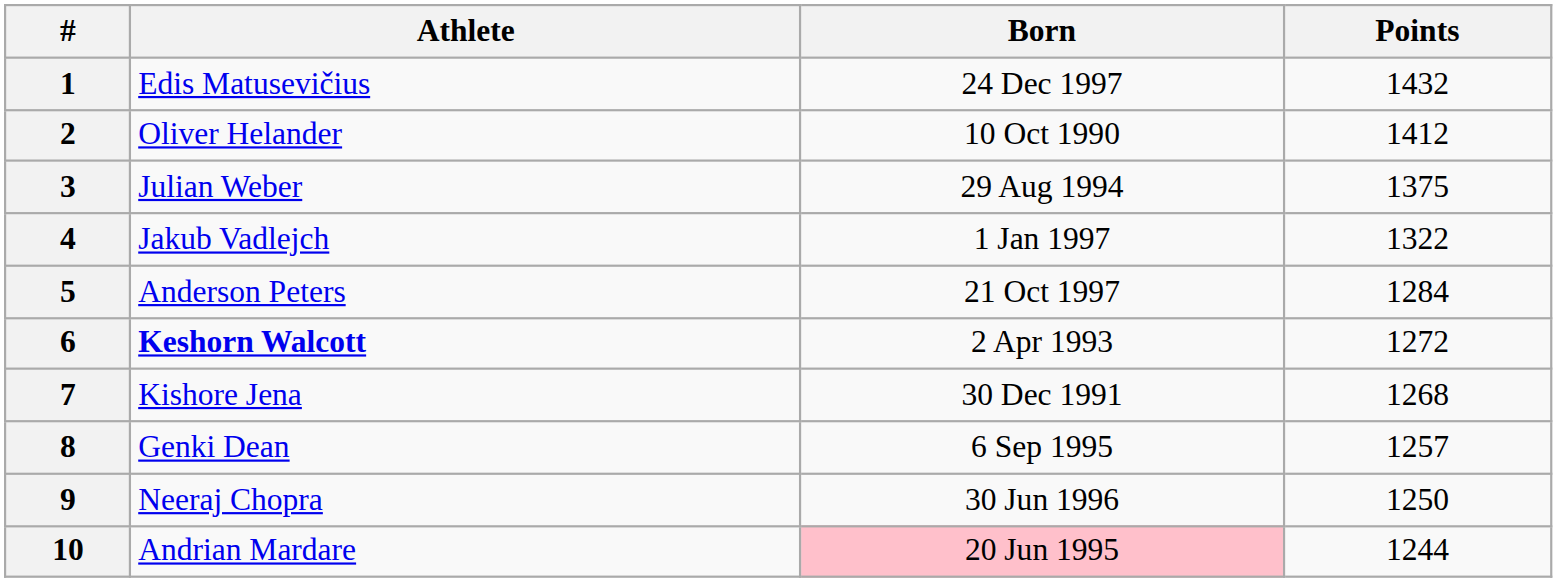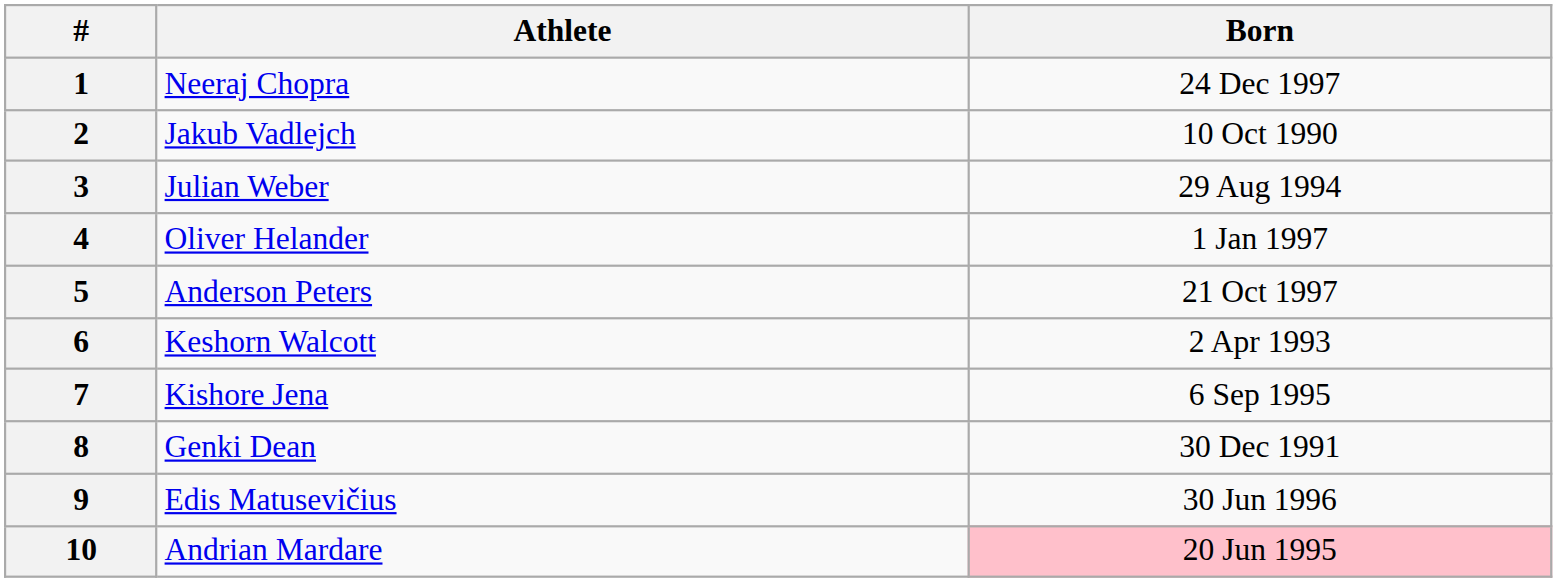- column: (1417, 30)
(254, 82) Edis Matusevičius -> (257, 82) Neeraj Chopra
(240, 134) Oliver Helander -> (260, 134) Jakub Vadlejch
(234, 238) Jakub Vadlejch -> (267, 238) Oliver Helander
(252, 342) bold -> (270, 342) normal
(1042, 394) 30 Dec 1991 -> (1260, 394) 6 Sep 1995
(1042, 446) 6 Sep 1995 -> (1260, 446) 30 Dec 1991
(231, 499) Neeraj Chopra -> (281, 499) Edis Matusevičius
